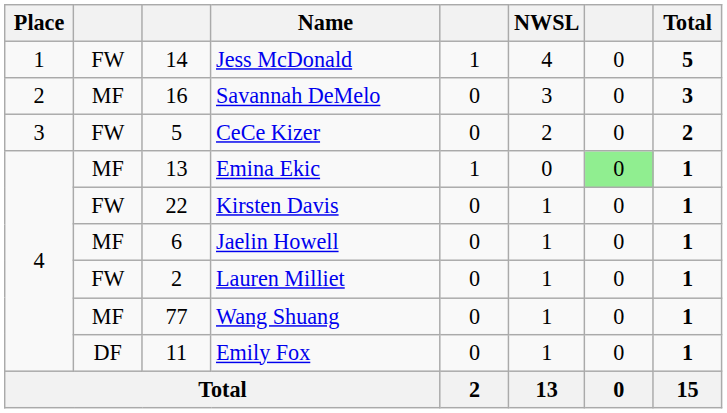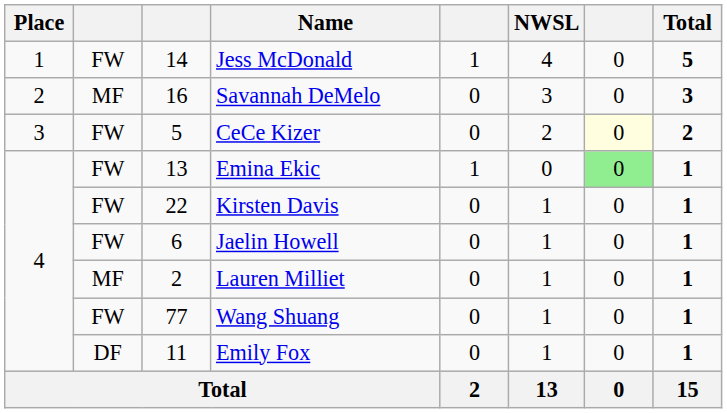(619, 132) no background -> (619, 132) lightyellow background
(108, 169) MF -> (108, 169) FW
(108, 242) MF -> (108, 242) FW
(108, 279) FW -> (108, 279) MF
(108, 315) MF -> (108, 315) FW
